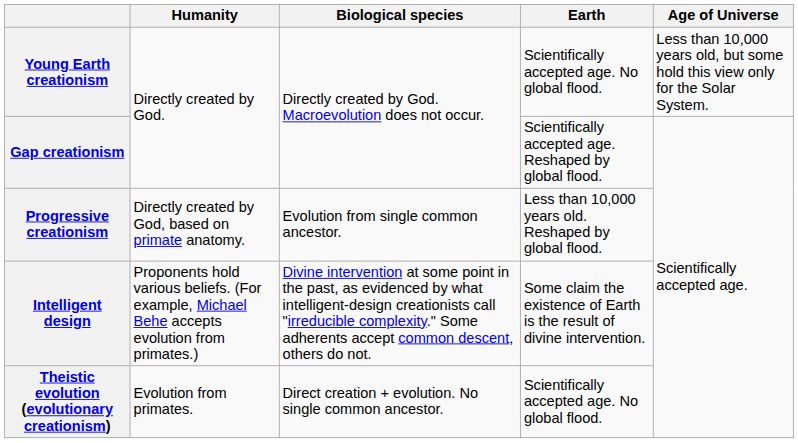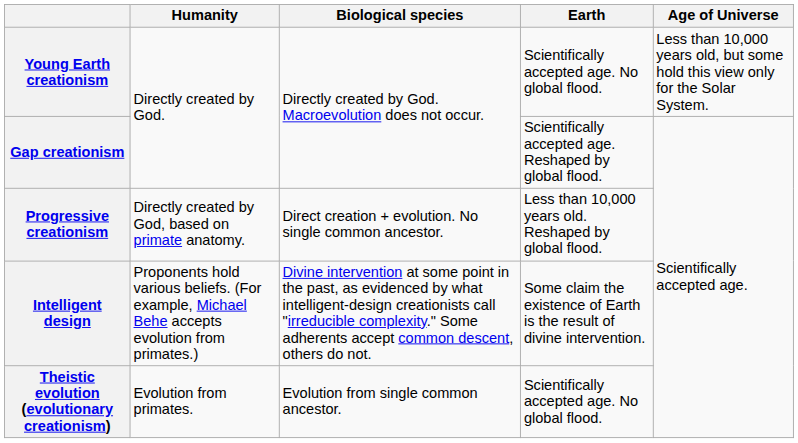(380, 224) Evolution from single common ancestor. -> (380, 224) Direct creation + evolution. No single common ancestor.
(380, 401) Direct creation + evolution. No single common ancestor. -> (380, 401) Evolution from single common ancestor.
